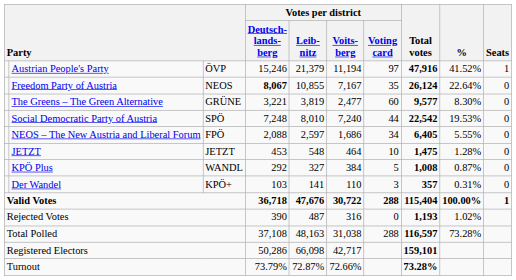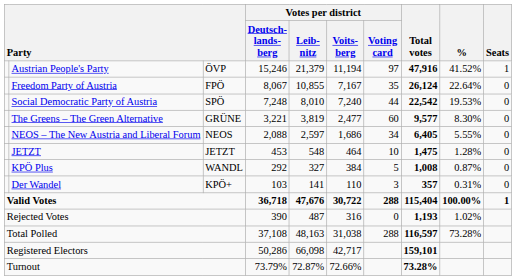(219, 85) NEOS -> (215, 85) FPÖ
(275, 85) bold -> (275, 85) normal
rows swapped: (84, 118) <-> (87, 102)
(215, 135) FPÖ -> (219, 135) NEOS
